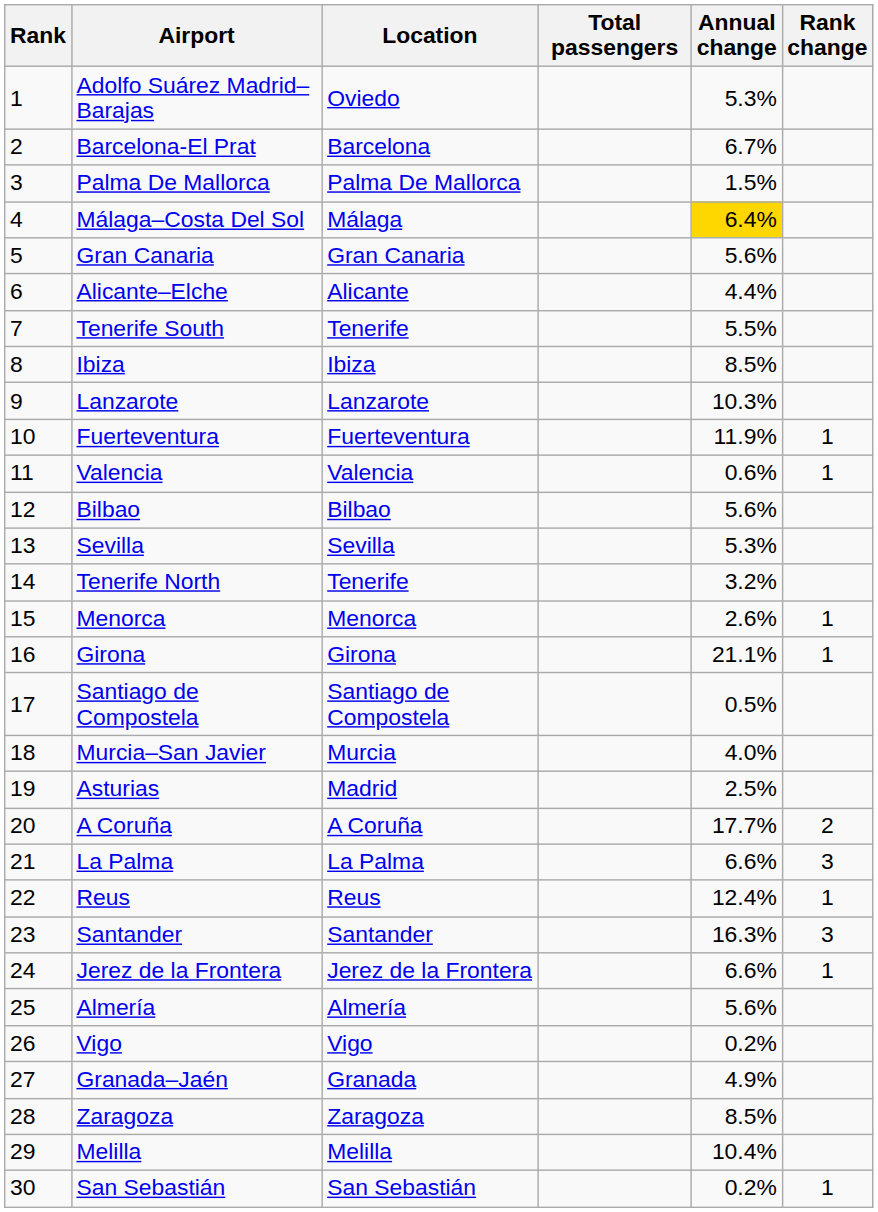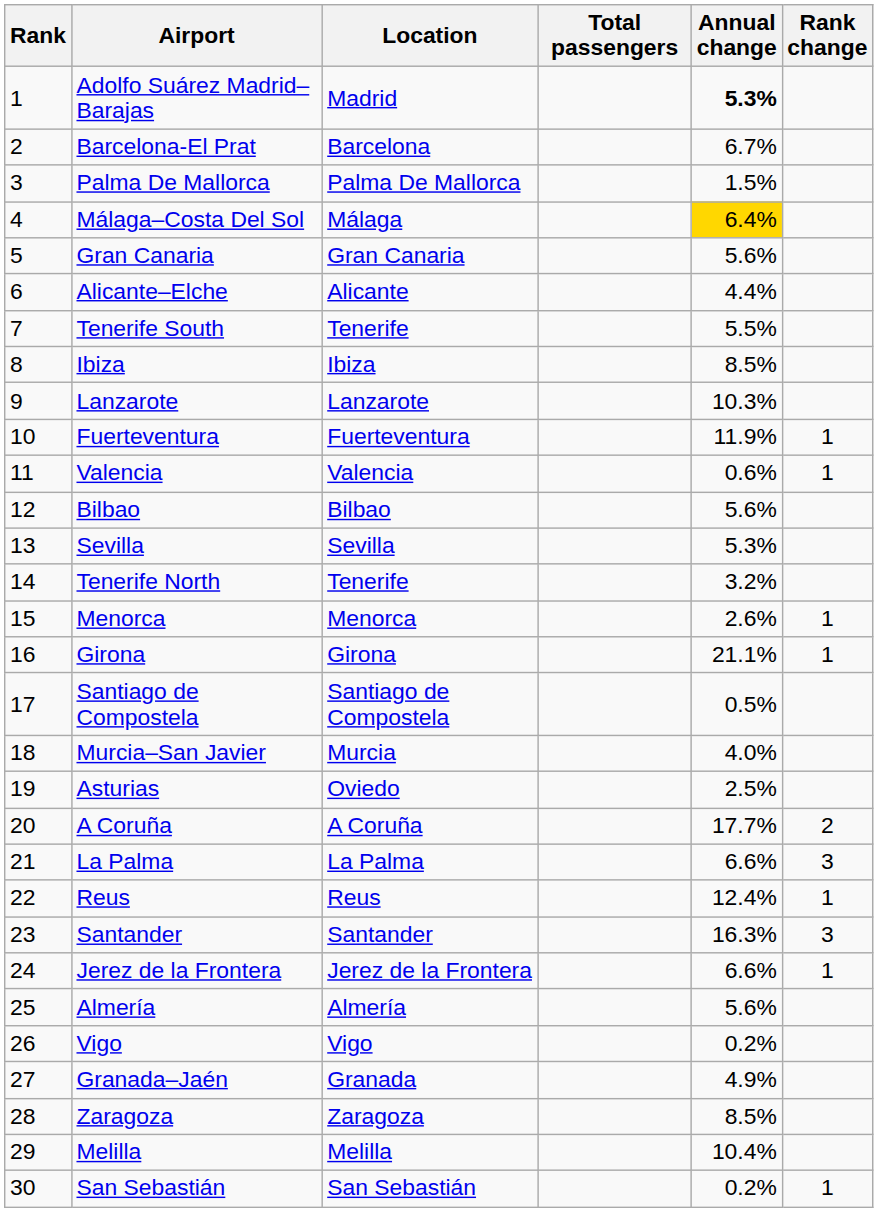(363, 97) Oviedo -> (362, 97) Madrid
(751, 97) normal -> (751, 97) bold
(362, 789) Madrid -> (363, 789) Oviedo
